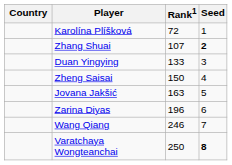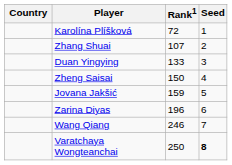(204, 46) bold -> (204, 46) normal
(176, 93) 163 -> (176, 93) 159
